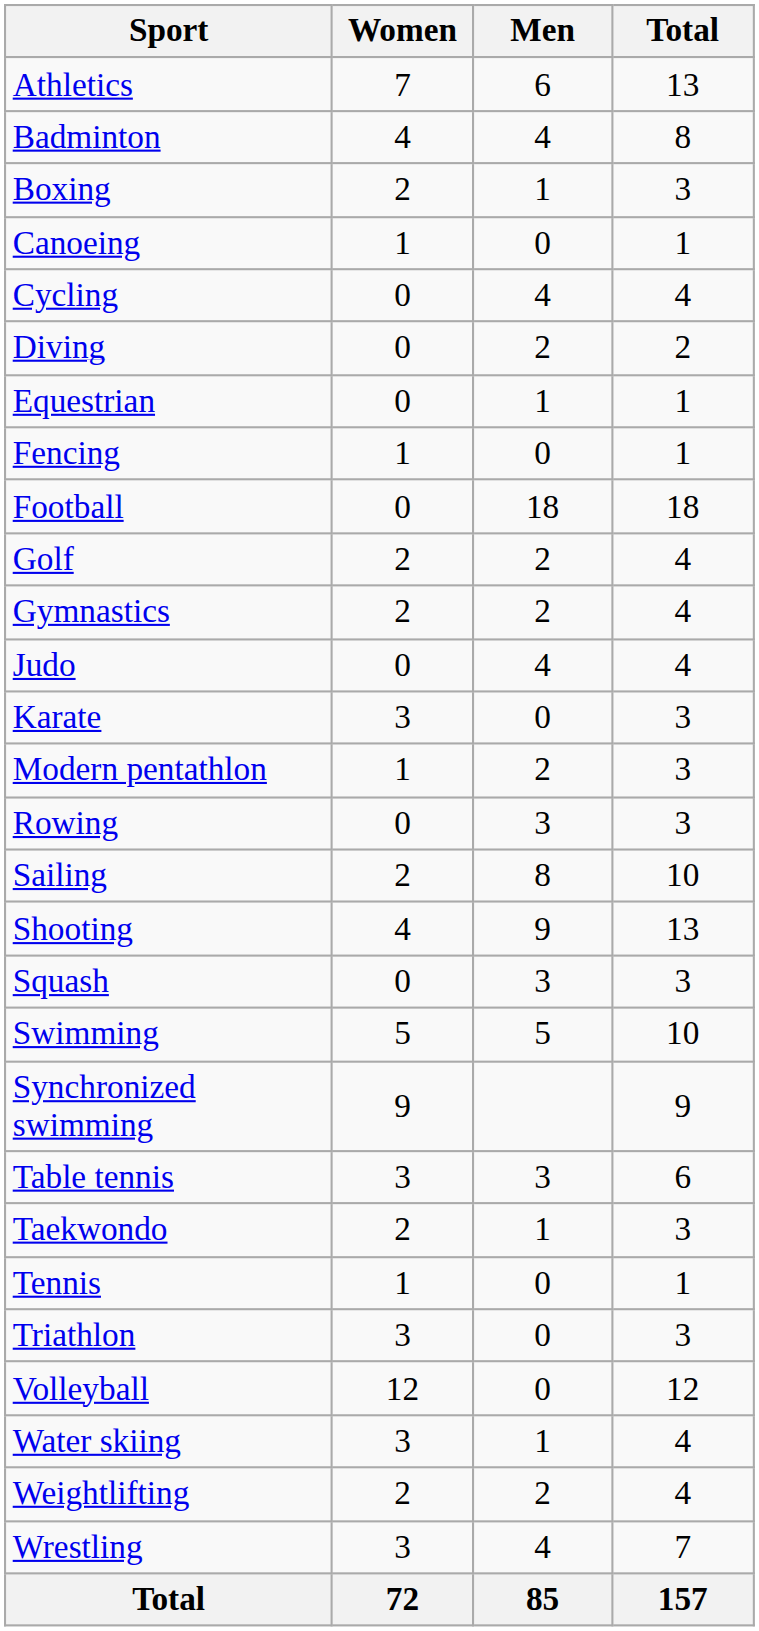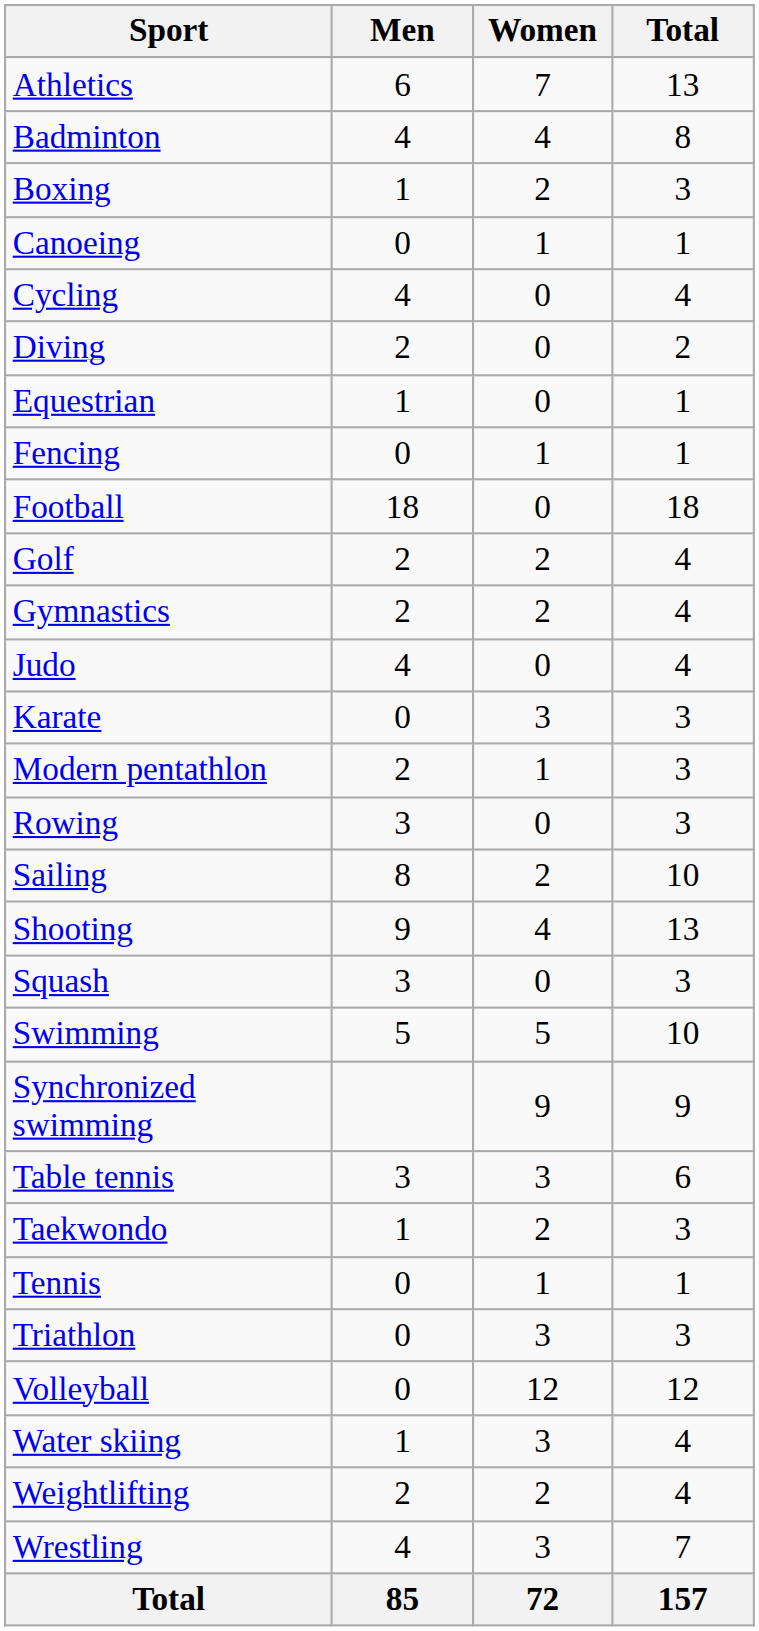columns swapped: (543, 30) <-> (402, 30)
